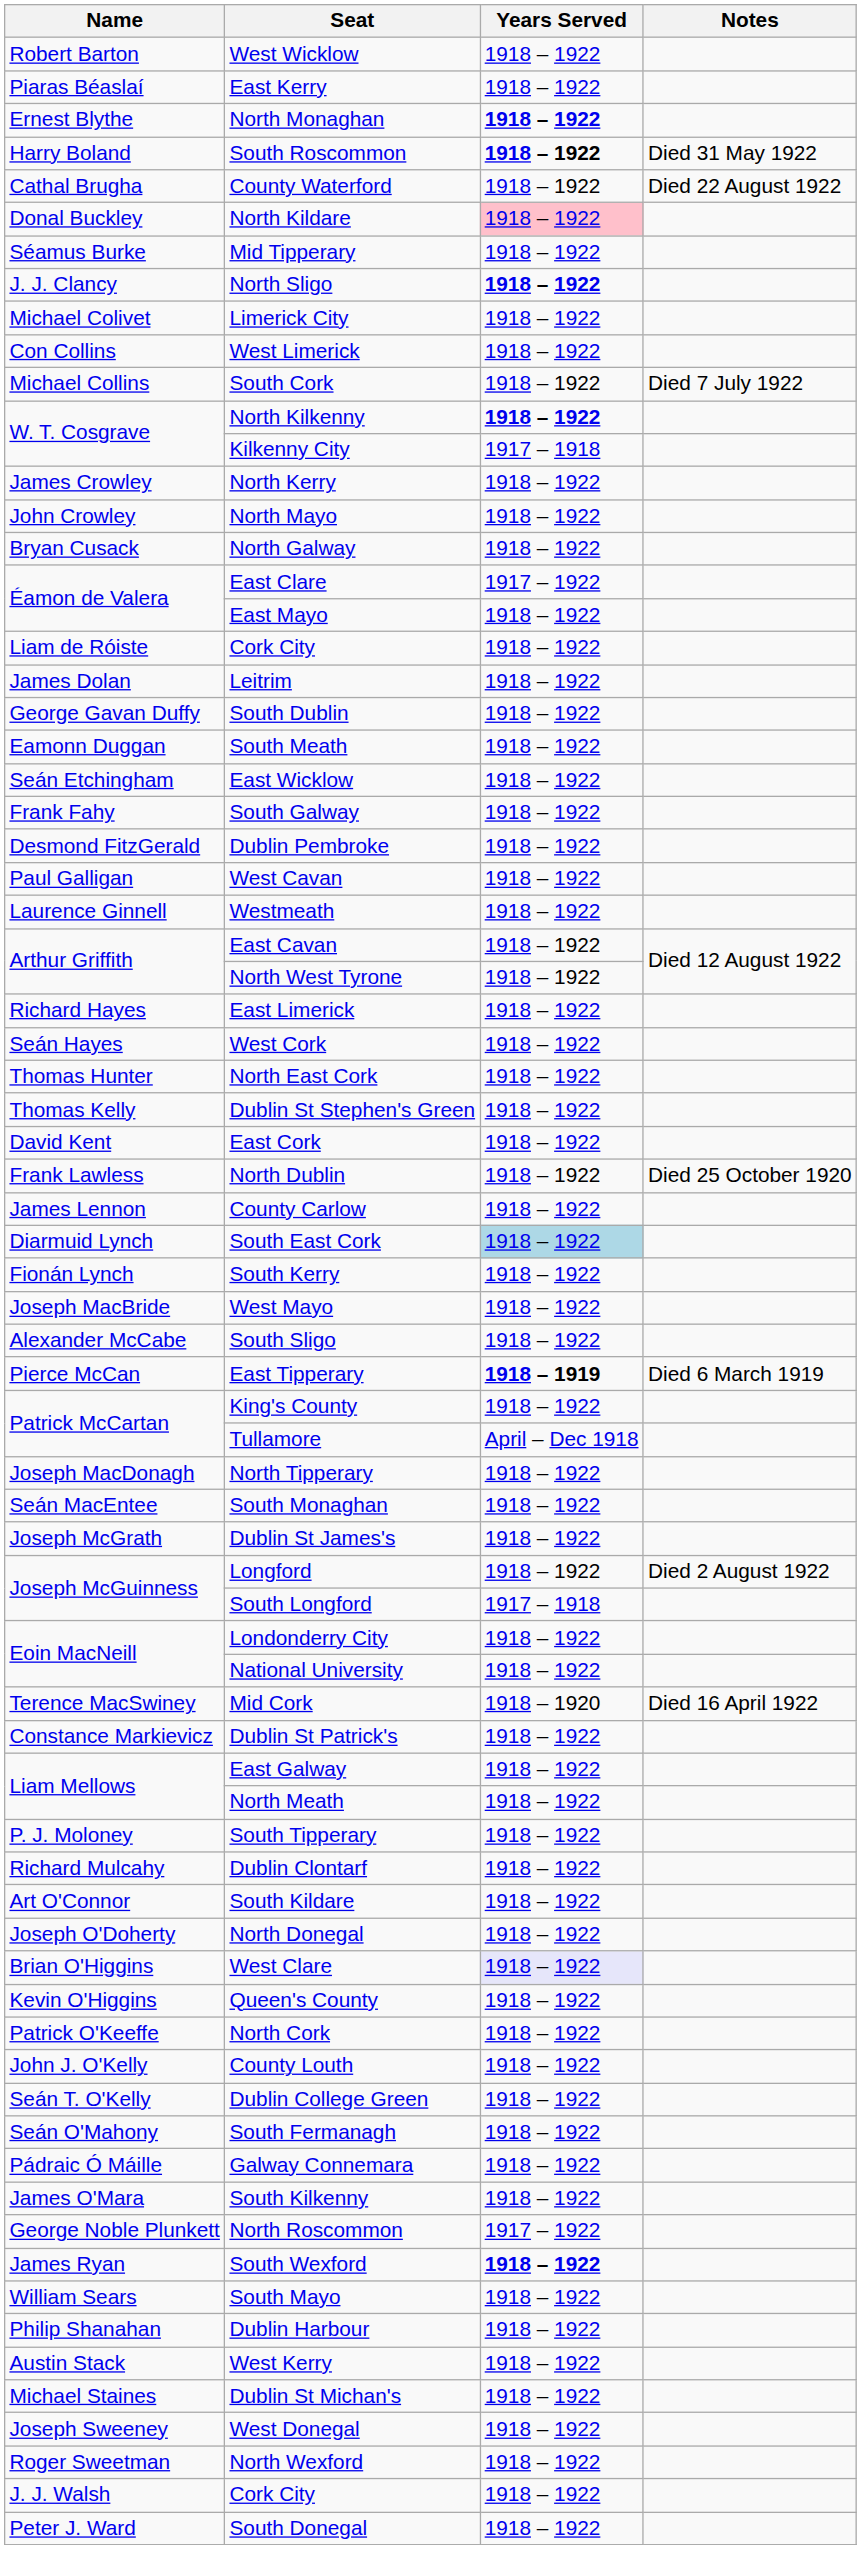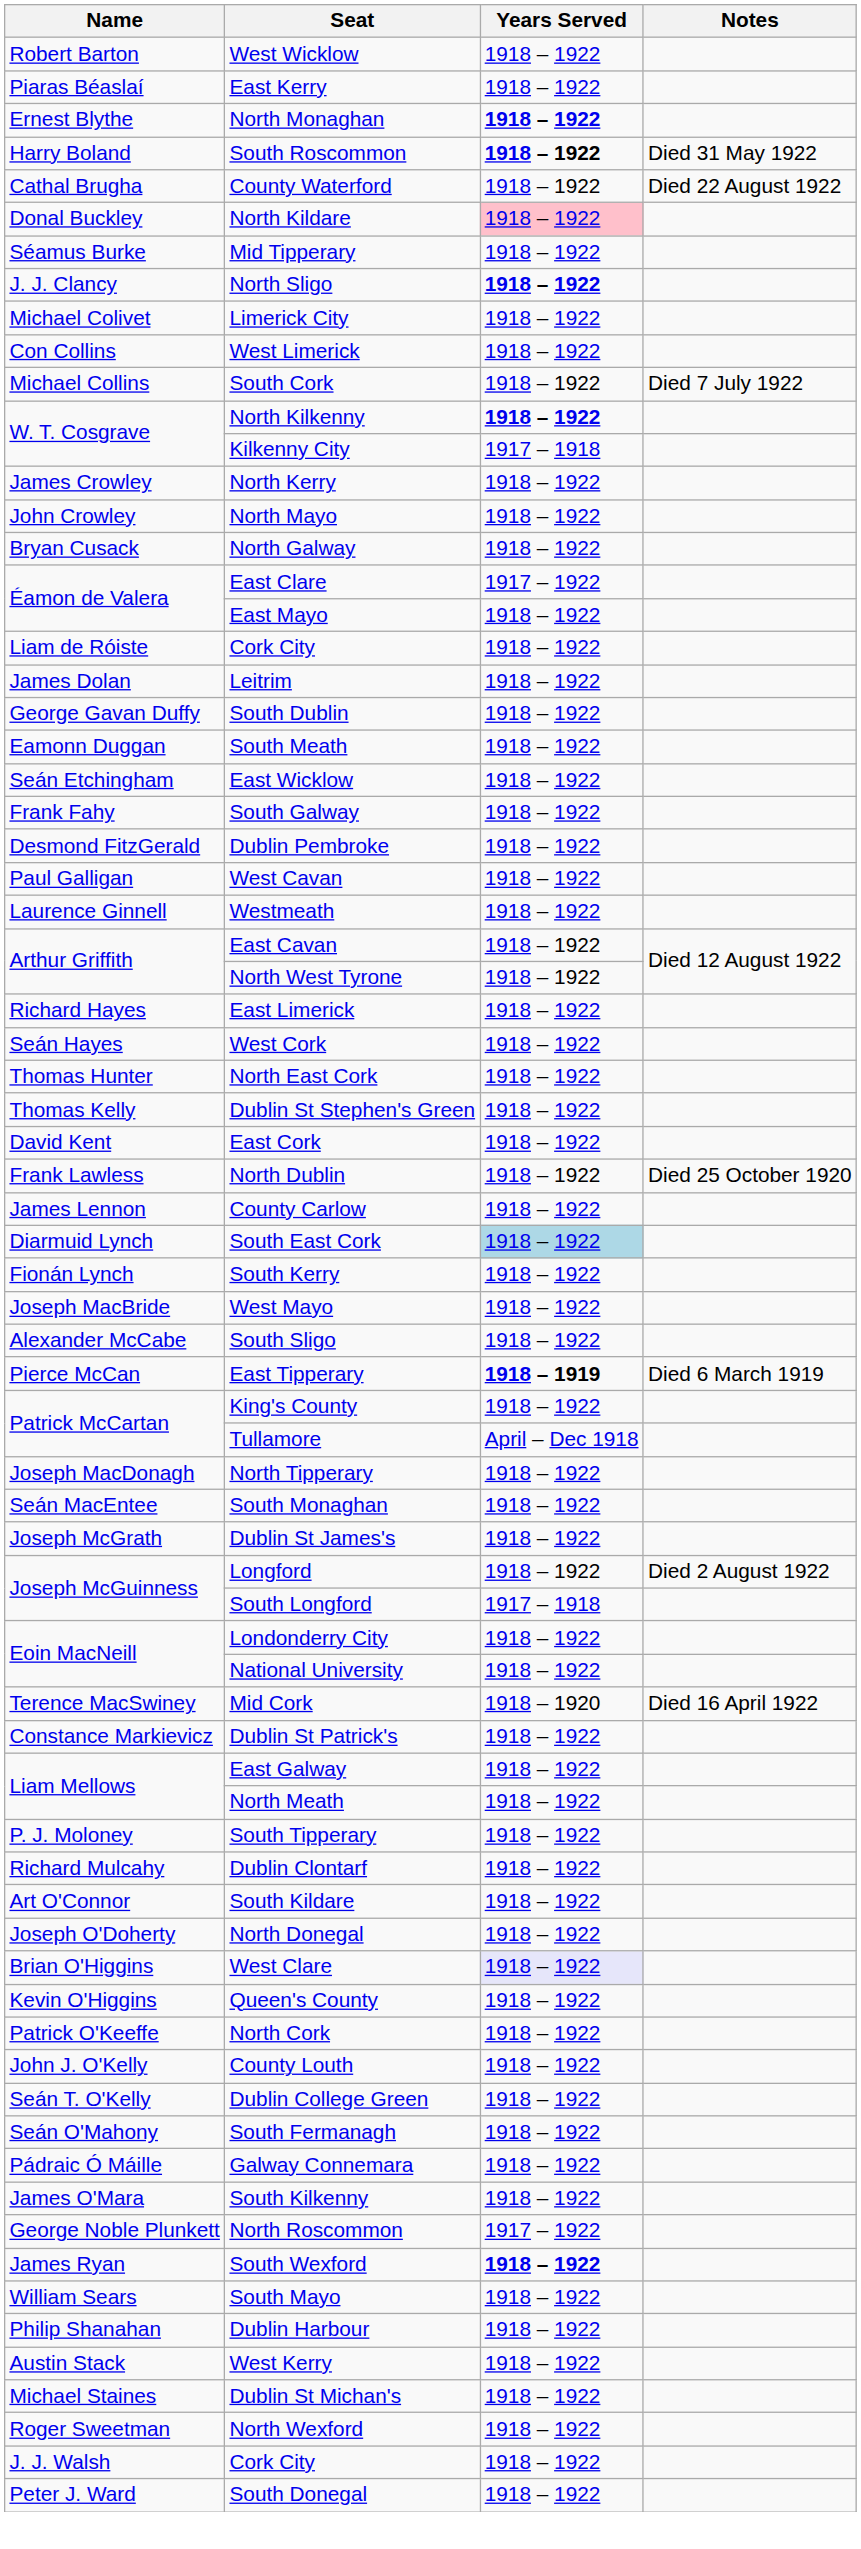- row: (89, 2429)
